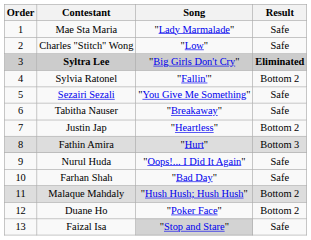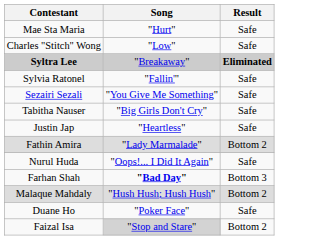- column: (21, 12)
(194, 29) "Lady Marmalade" -> (162, 29) "Hurt"
(194, 62) "Big Girls Don't Cry" -> (162, 62) "Breakaway"
(280, 78) Bottom 2 -> (247, 78) Safe
(194, 111) "Breakaway" -> (162, 111) "Big Girls Don't Cry"
(280, 128) Bottom 2 -> (247, 128) Safe
(194, 144) "Hurt" -> (162, 144) "Lady Marmalade"
(280, 144) Bottom 3 -> (247, 144) Bottom 2
(194, 177) normal -> (162, 177) bold
(280, 177) Safe -> (247, 177) Bottom 3
(280, 210) Bottom 2 -> (247, 210) Safe
(280, 227) Safe -> (247, 227) Bottom 2
